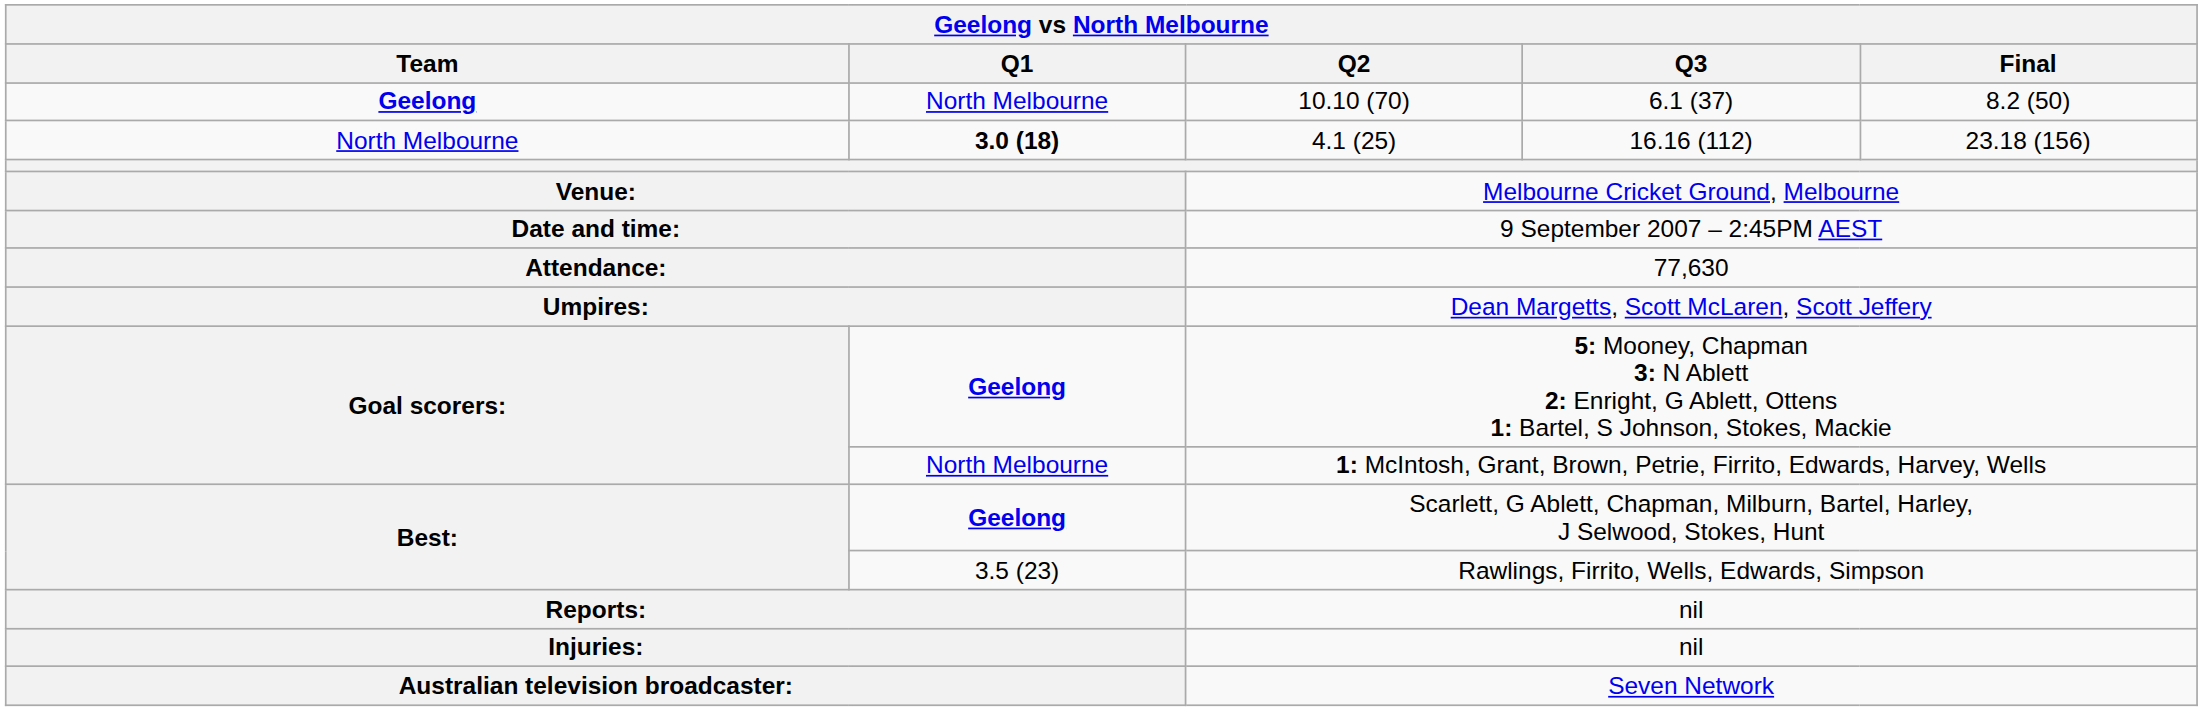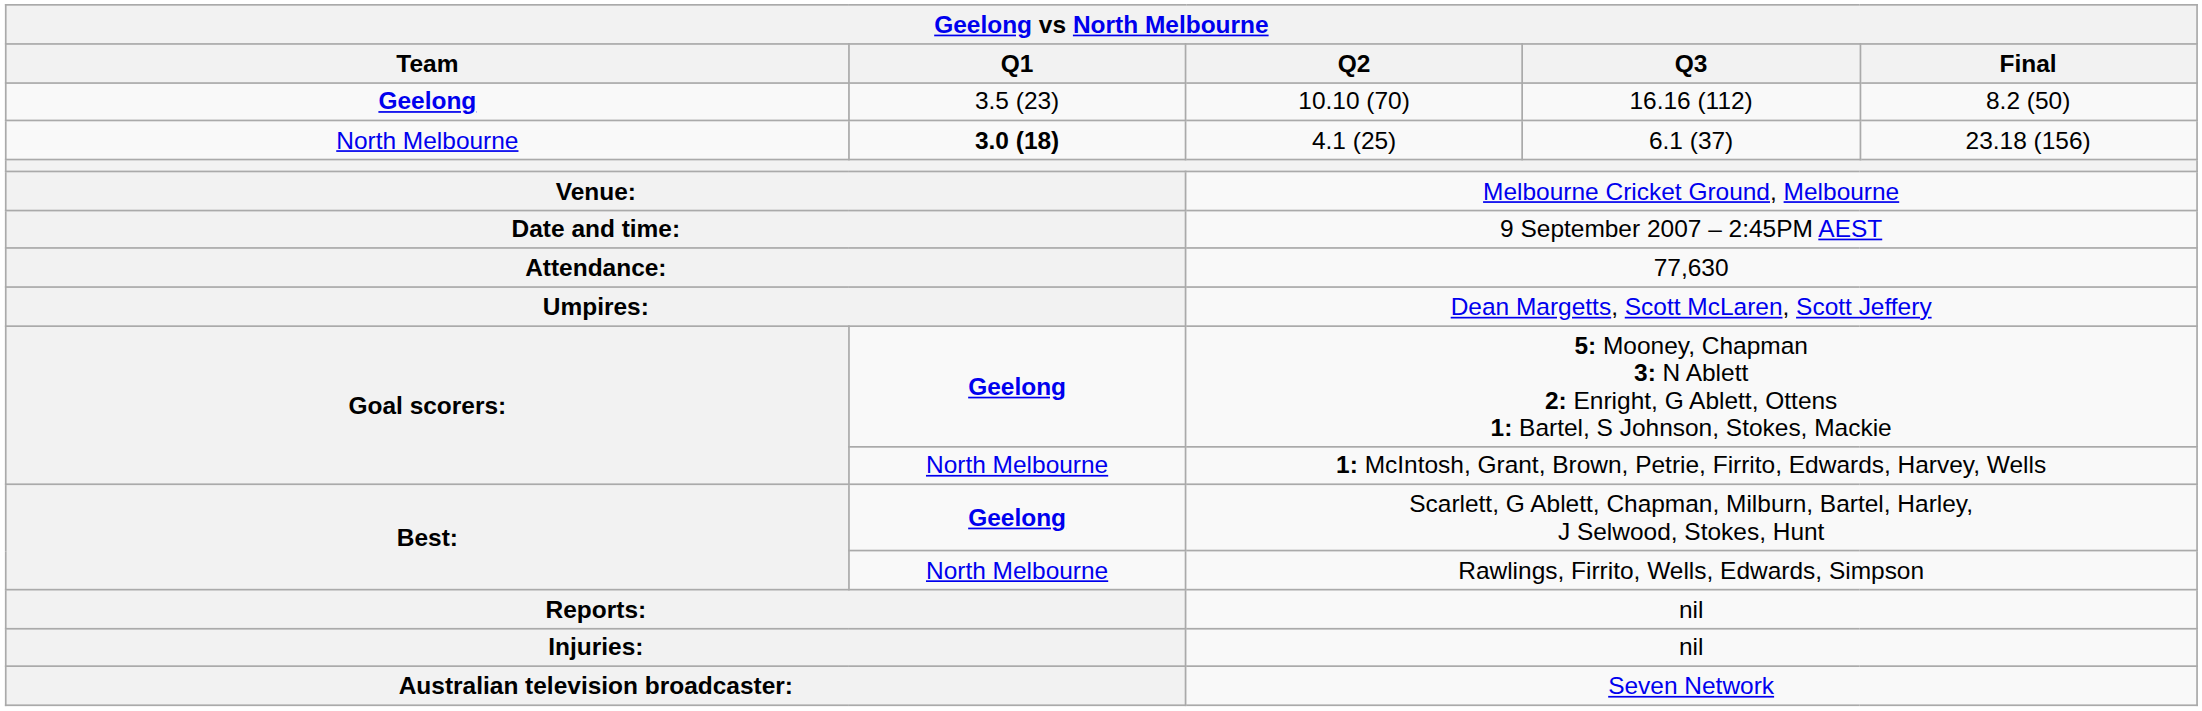(1017, 102) North Melbourne -> (1017, 102) 3.5 (23)
(1691, 102) 6.1 (37) -> (1691, 102) 16.16 (112)
(1691, 141) 16.16 (112) -> (1691, 141) 6.1 (37)
(1017, 570) 3.5 (23) -> (1017, 570) North Melbourne
